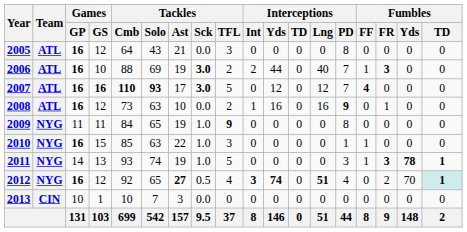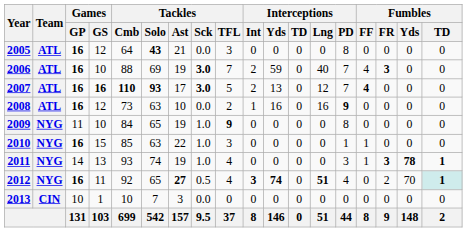(155, 50) normal -> (155, 50) bold
(229, 69) 2 -> (229, 69) 7
(276, 69) 44 -> (276, 69) 59
(366, 69) 1 -> (366, 69) 4
(253, 87) 0 -> (253, 87) 2
(276, 87) 12 -> (276, 87) 13
(387, 106) 1 -> (387, 106) 0
(100, 124) 11 -> (100, 124) 10
(229, 161) 5 -> (229, 161) 4
(100, 180) 12 -> (100, 180) 11
